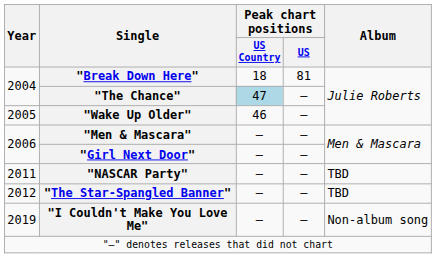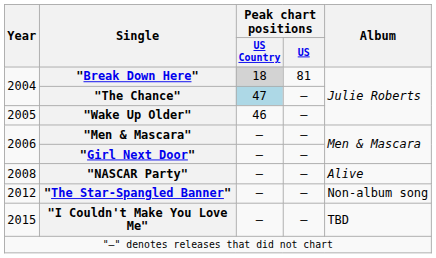(259, 76) no background -> (259, 76) lightgrey background
(22, 174) 2011 -> (22, 174) 2008
(338, 174) TBD -> (345, 174) Alive
(338, 193) TBD -> (378, 193) Non-album song
(22, 220) 2019 -> (22, 220) 2015
(378, 220) Non-album song -> (338, 220) TBD
